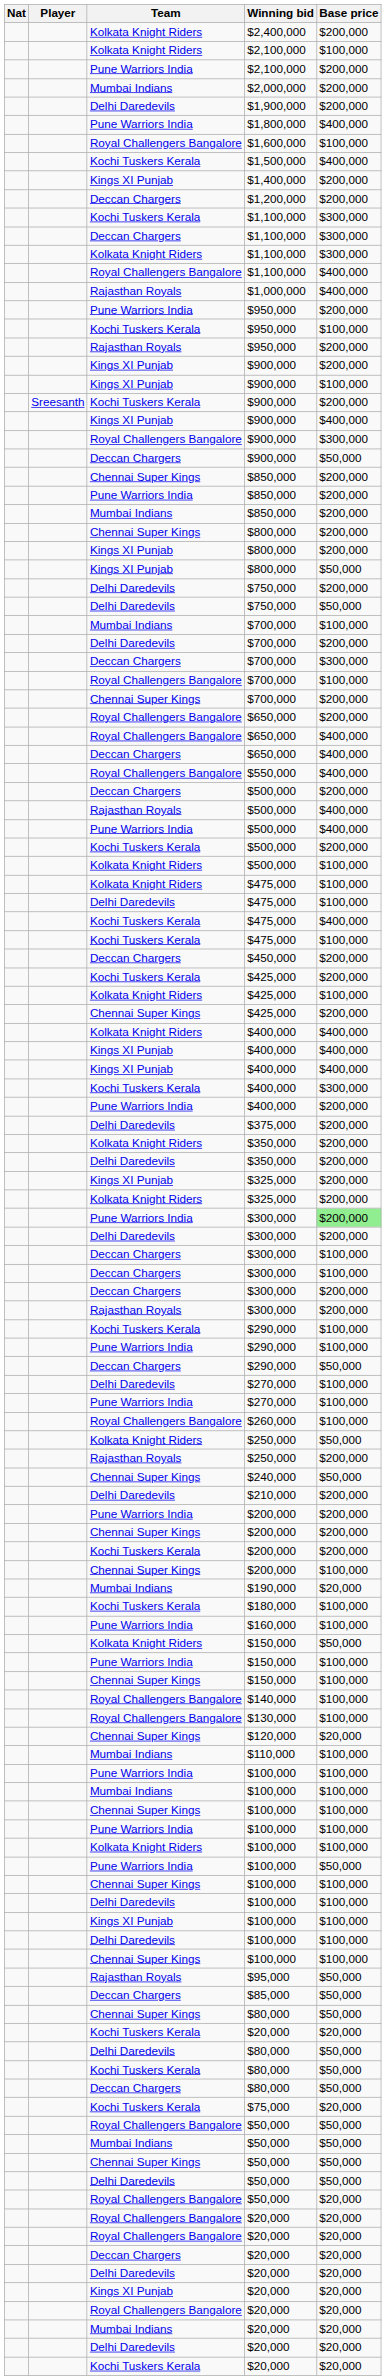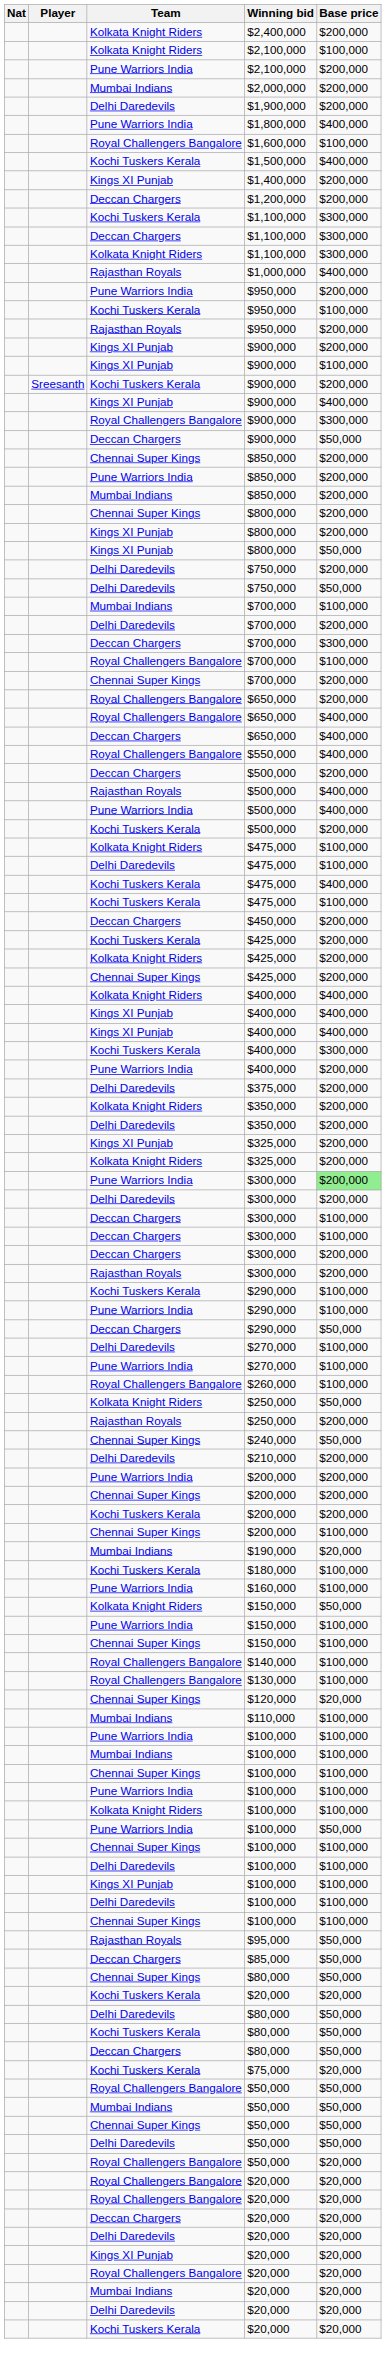- row: (166, 273)
- row: (146, 865)
(344, 995) $100,000 -> (344, 958) $200,000
